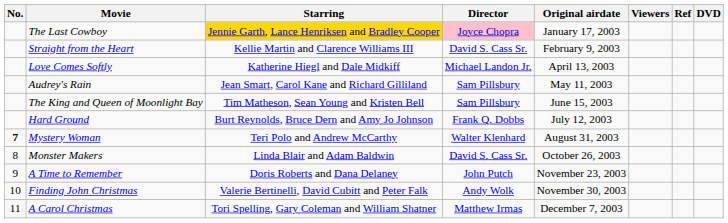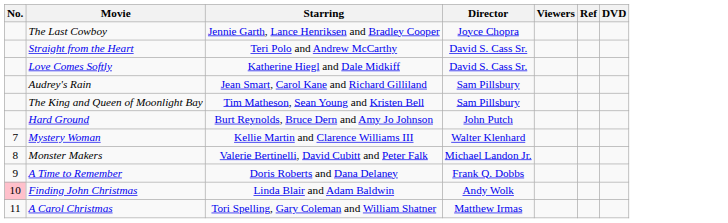- column: (581, 13)
(324, 31) gold background -> (324, 31) no background
(488, 31) pink background -> (488, 31) no background
(324, 48) Kellie Martin and Clarence Williams III -> (324, 48) Teri Polo and Andrew McCarthy
(488, 66) Michael Landon Jr. -> (488, 66) David S. Cass Sr.
(488, 119) Frank Q. Dobbs -> (488, 119) John Putch
(15, 137) bold -> (15, 137) normal
(324, 137) Teri Polo and Andrew McCarthy -> (324, 137) Kellie Martin and Clarence Williams III
(324, 155) Linda Blair and Adam Baldwin -> (324, 155) Valerie Bertinelli, David Cubitt and Peter Falk
(488, 155) David S. Cass Sr. -> (488, 155) Michael Landon Jr.
(488, 173) John Putch -> (488, 173) Frank Q. Dobbs
(15, 191) no background -> (15, 191) pink background
(324, 191) Valerie Bertinelli, David Cubitt and Peter Falk -> (324, 191) Linda Blair and Adam Baldwin
